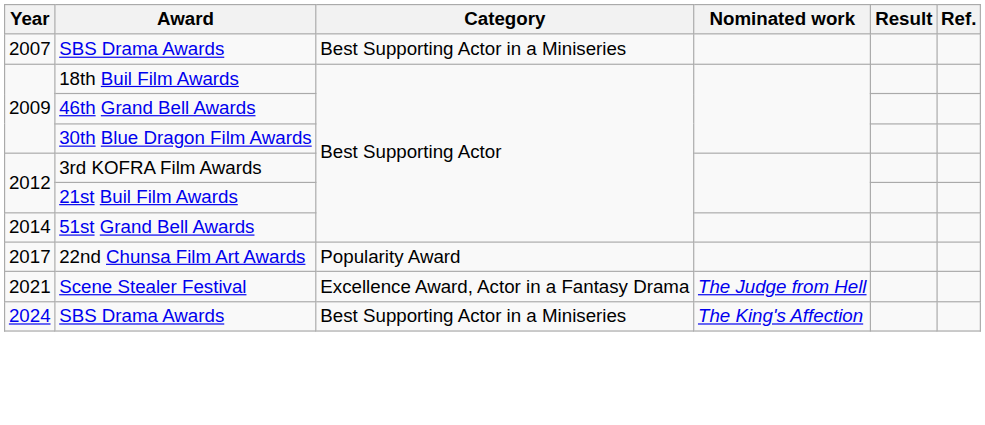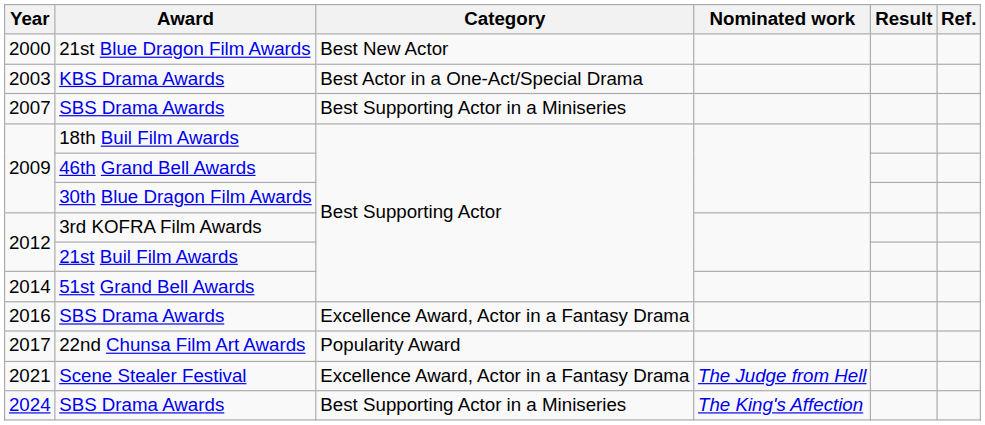+ row: (30, 49)
+ row: (30, 78)
+ row: (30, 316)
